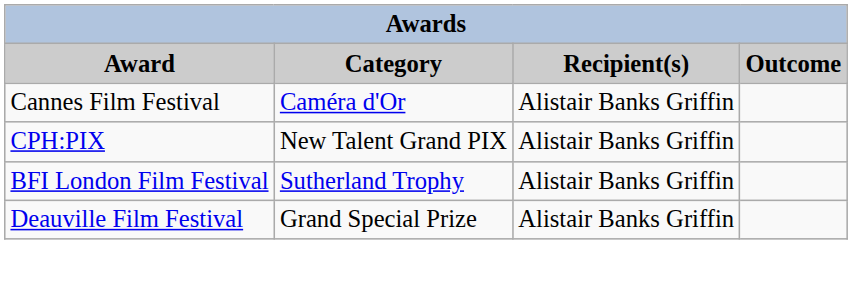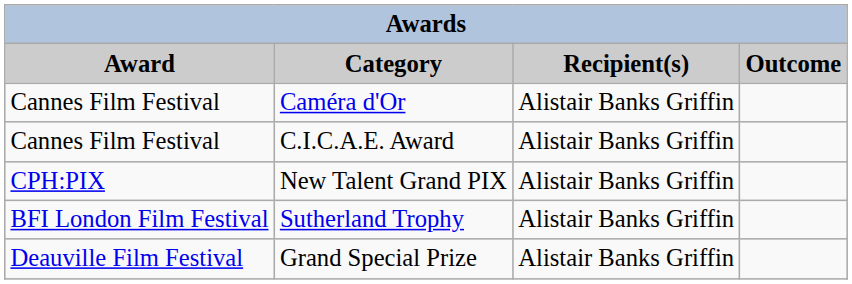+ row: (367, 141)
